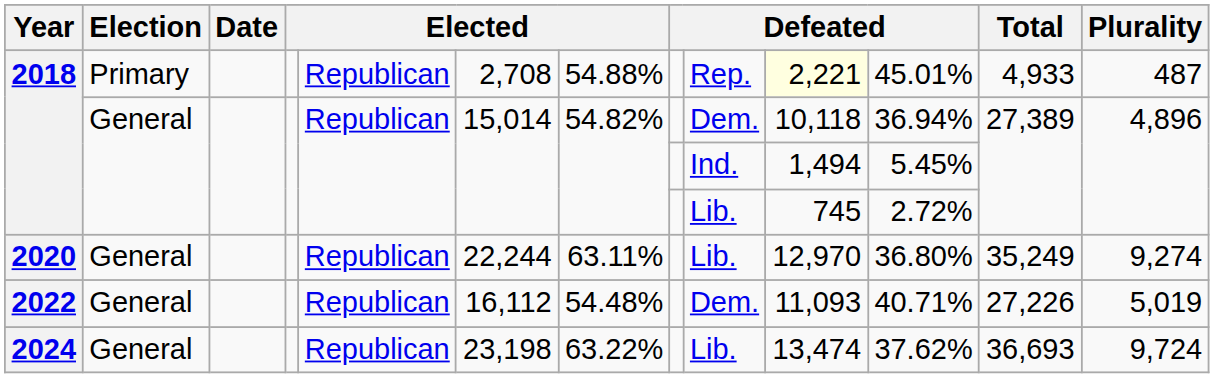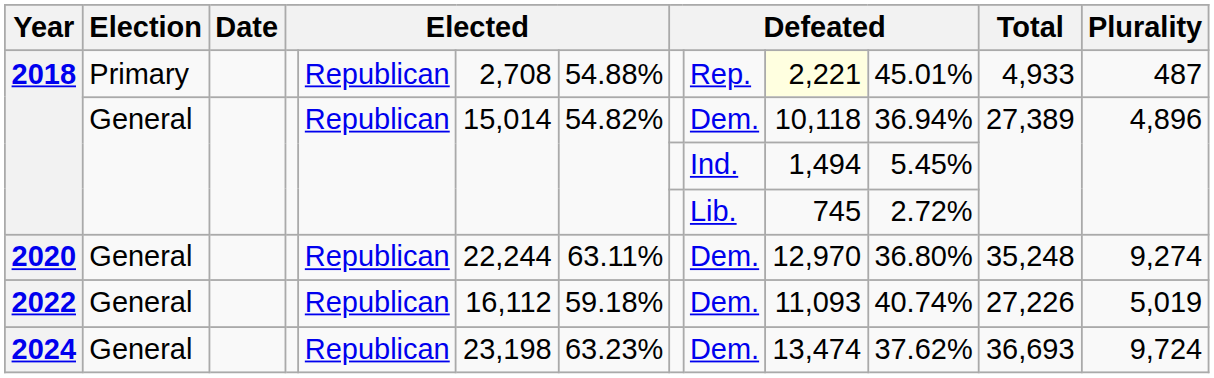(713, 257) Lib. -> (725, 257) Dem.
(1030, 257) 35,249 -> (1030, 257) 35,248
(614, 303) 54.48% -> (614, 303) 59.18%
(924, 303) 40.71% -> (924, 303) 40.74%
(614, 348) 63.22% -> (614, 348) 63.23%
(713, 348) Lib. -> (725, 348) Dem.
